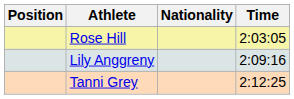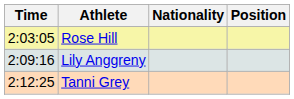columns swapped: (35, 15) <-> (263, 15)
